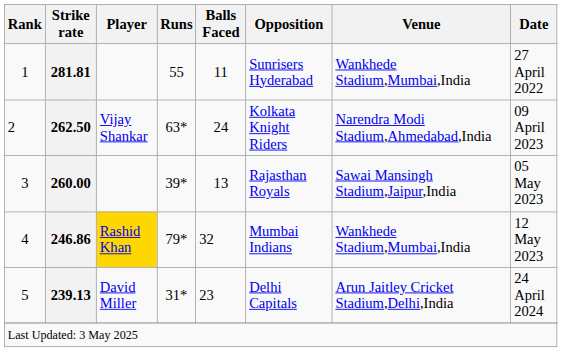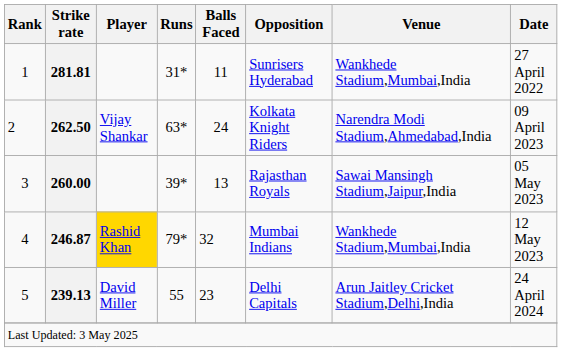(176, 71) 55 -> (176, 71) 31*
(71, 239) 246.86 -> (71, 239) 246.87
(176, 295) 31* -> (176, 295) 55
